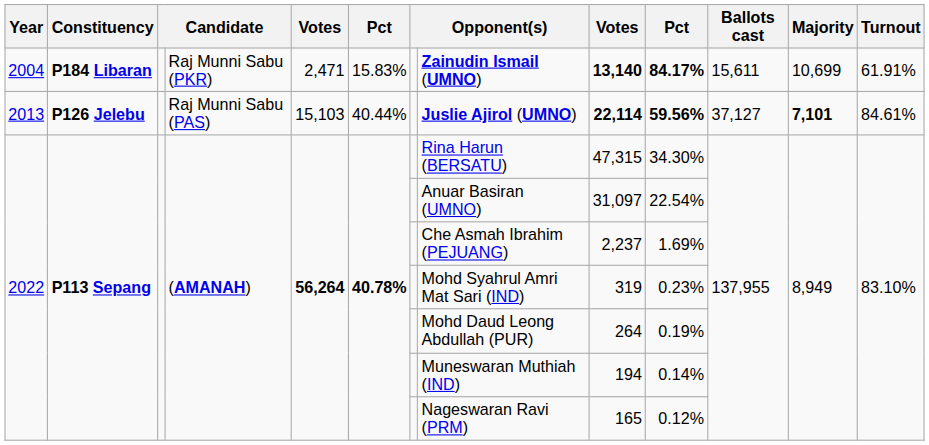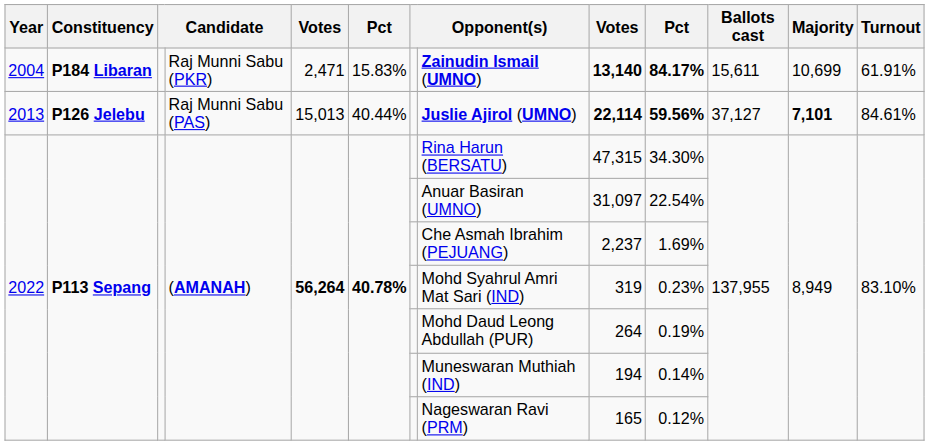(320, 113) 15,103 -> (320, 113) 15,013
